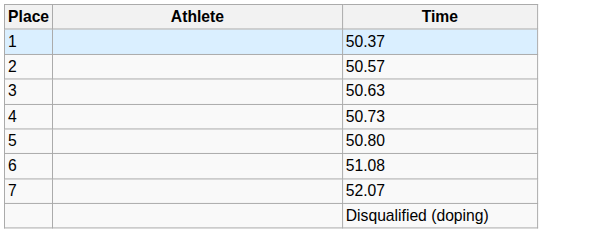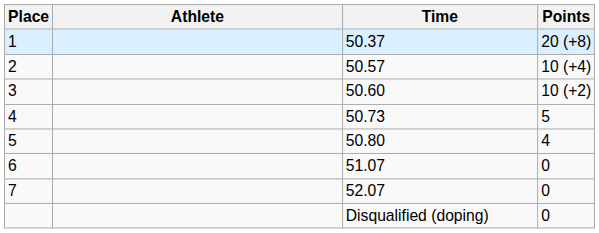+ column: (566, 16)
(365, 91) 50.63 -> (365, 91) 50.60
(365, 166) 51.08 -> (365, 166) 51.07
